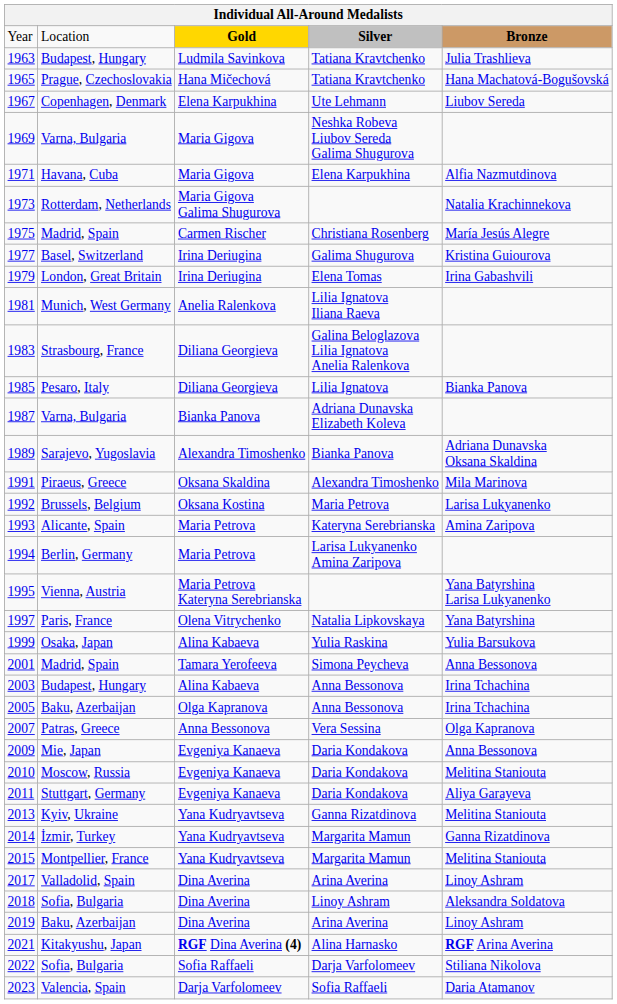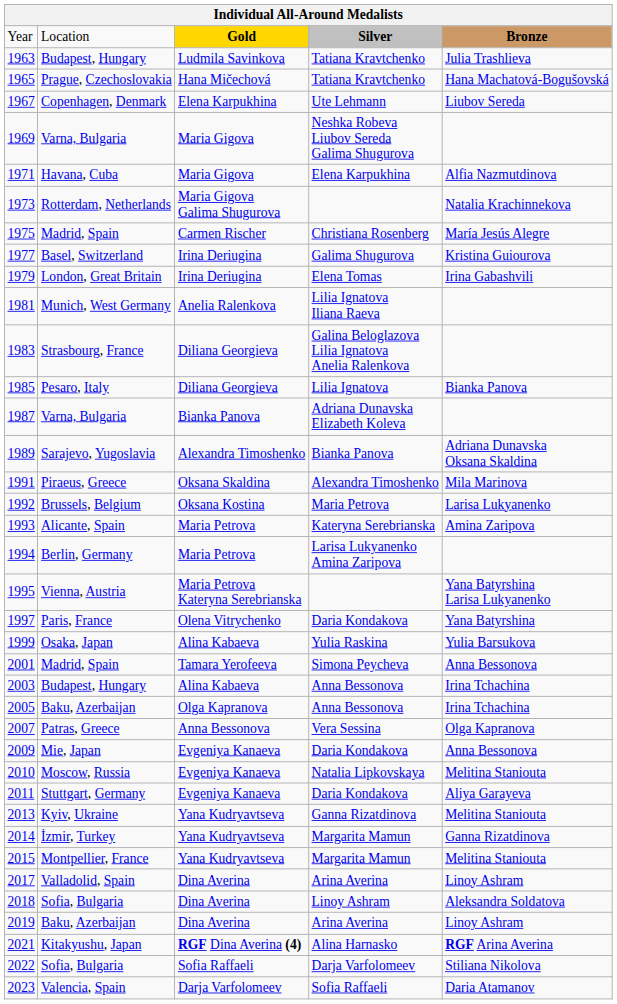(368, 621) Natalia Lipkovskaya -> (360, 621) Daria Kondakova
(360, 772) Daria Kondakova -> (368, 772) Natalia Lipkovskaya
